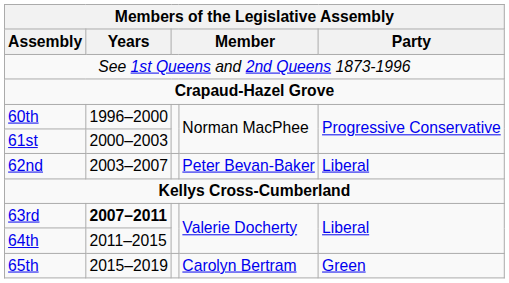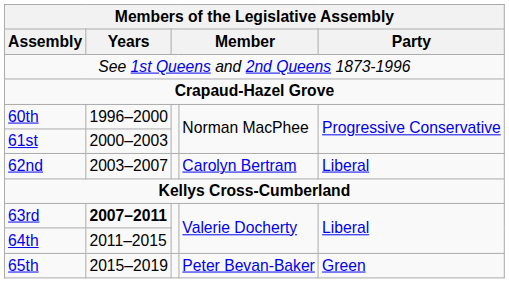(249, 166) Peter Bevan-Baker -> (239, 166) Carolyn Bertram
(239, 265) Carolyn Bertram -> (249, 265) Peter Bevan-Baker
